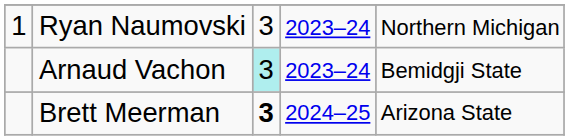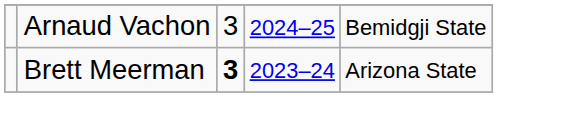- row: (142, 26)
(266, 69) paleturquoise background -> (231, 26) no background
(328, 70) 2023–24 -> (292, 27) 2024–25
(328, 113) 2024–25 -> (292, 70) 2023–24
